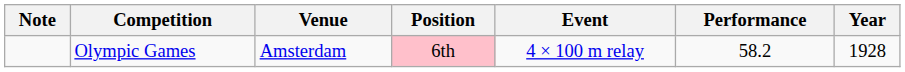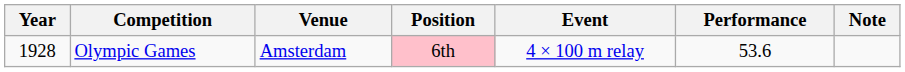columns swapped: (867, 20) <-> (37, 20)
(755, 50) 58.2 -> (755, 50) 53.6
